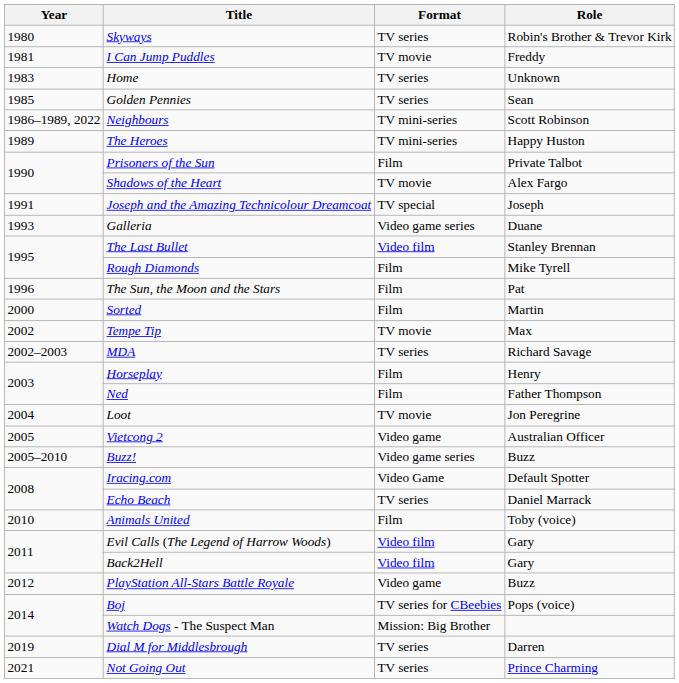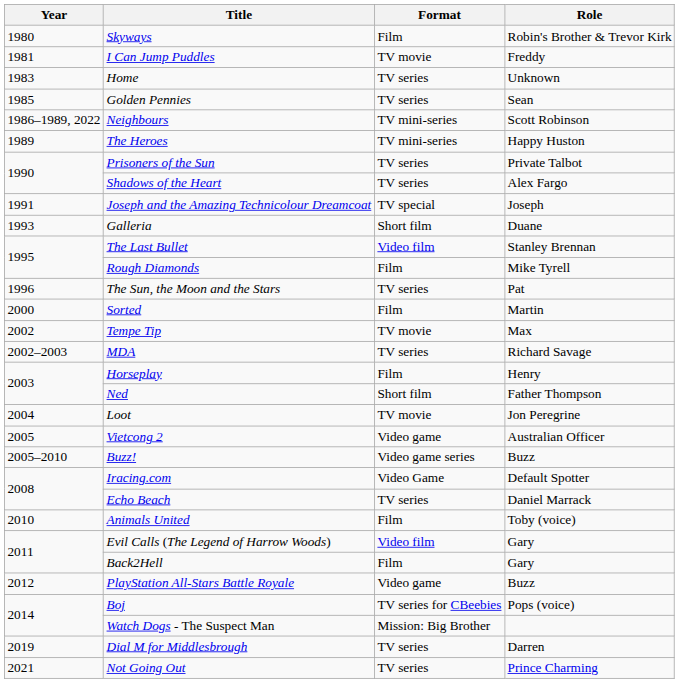(403, 36) TV series -> (390, 36) Film
(390, 162) Film -> (403, 162) TV series
(404, 183) TV movie -> (403, 183) TV series
(426, 225) Video game series -> (405, 225) Short film
(390, 288) Film -> (403, 288) TV series
(390, 394) Film -> (405, 394) Short film
(406, 562) Video film -> (390, 562) Film
